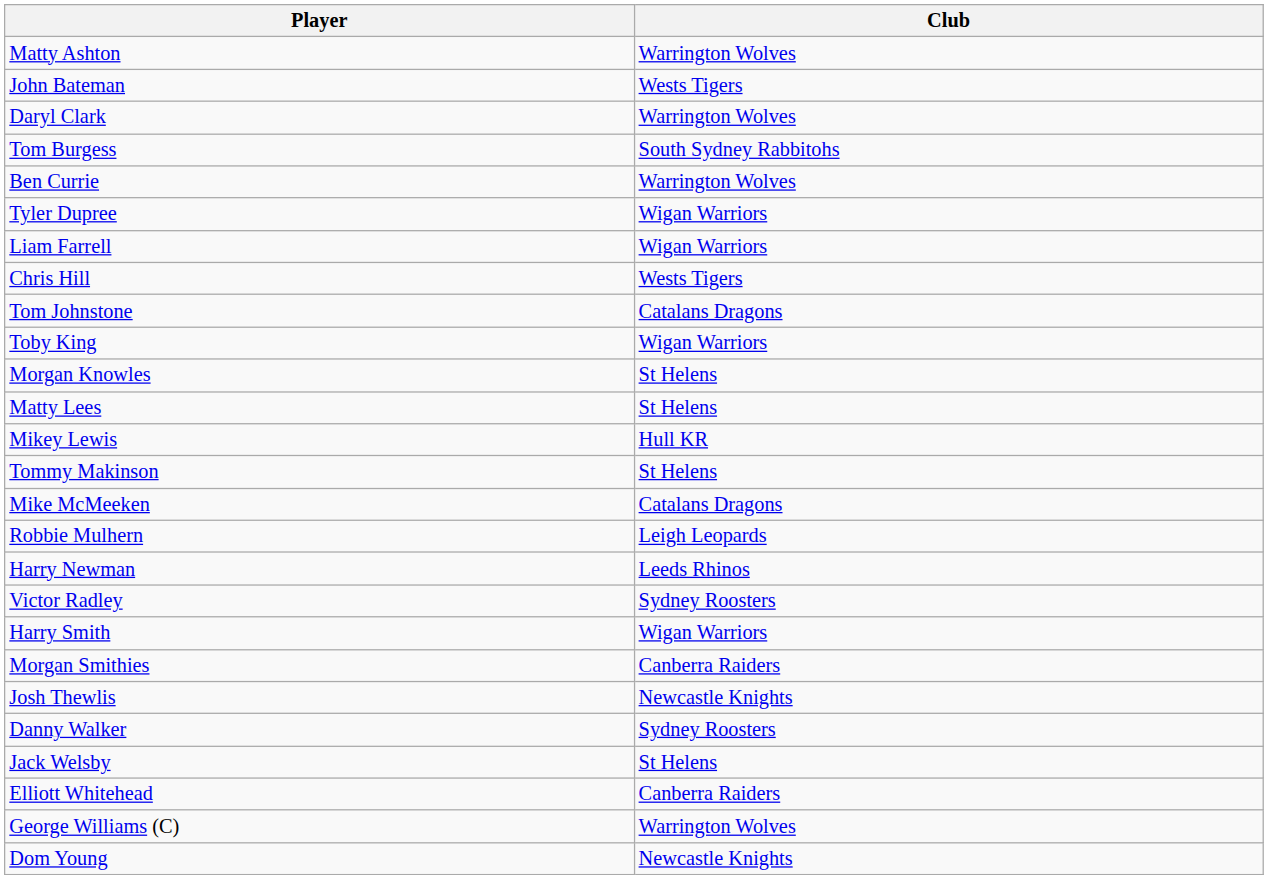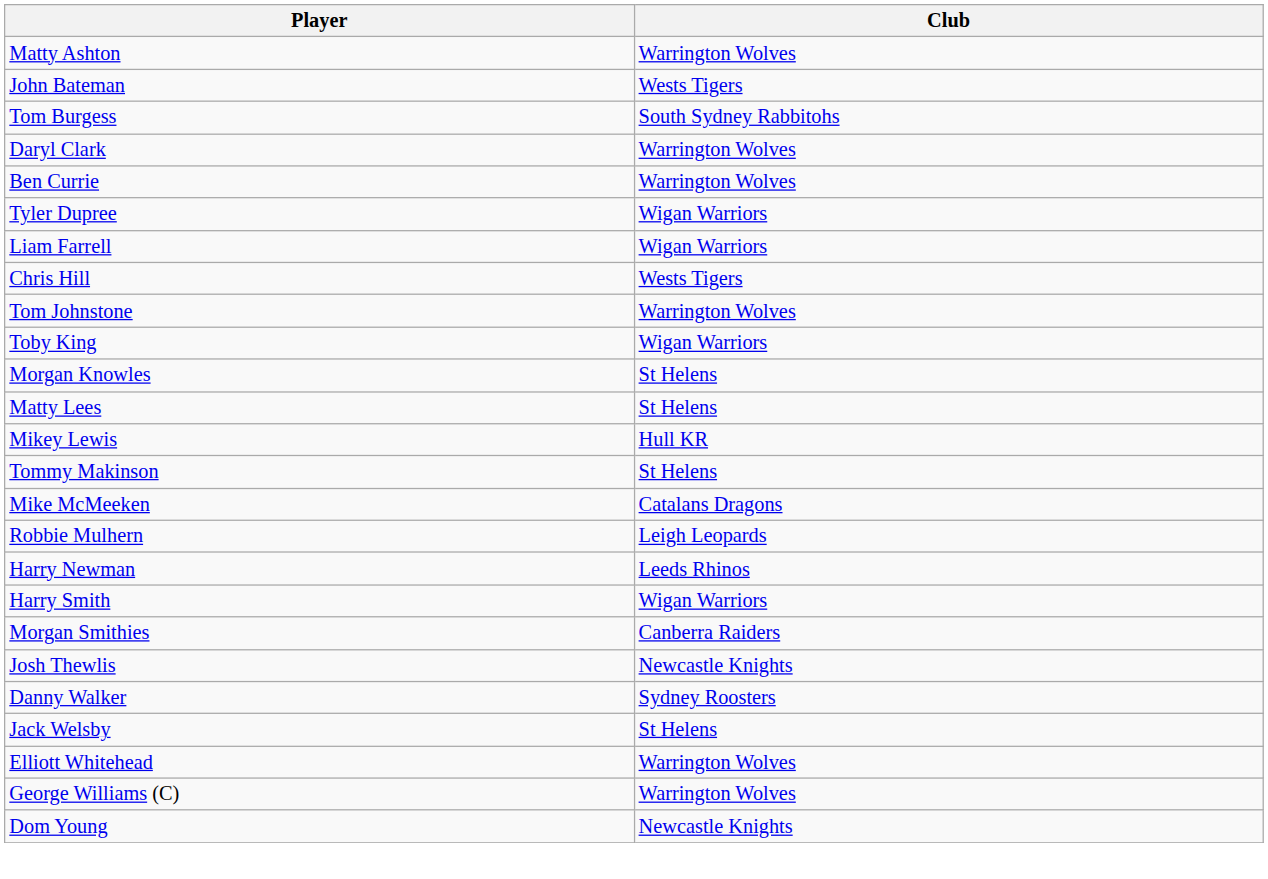rows swapped: (63, 149) <-> (58, 117)
(711, 310) Catalans Dragons -> (717, 310) Warrington Wolves
- row: (66, 600)
(709, 794) Canberra Raiders -> (717, 761) Warrington Wolves
